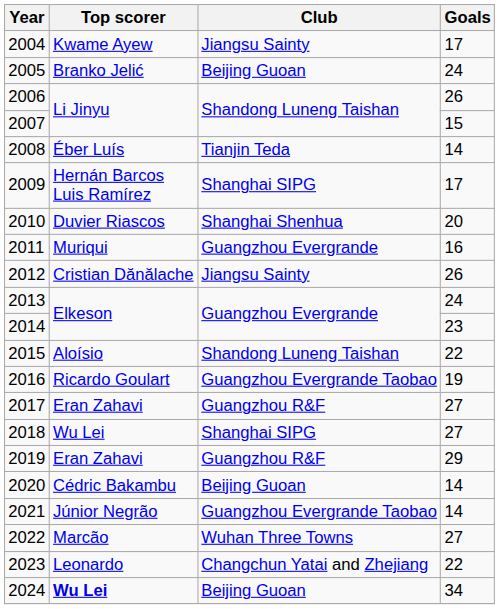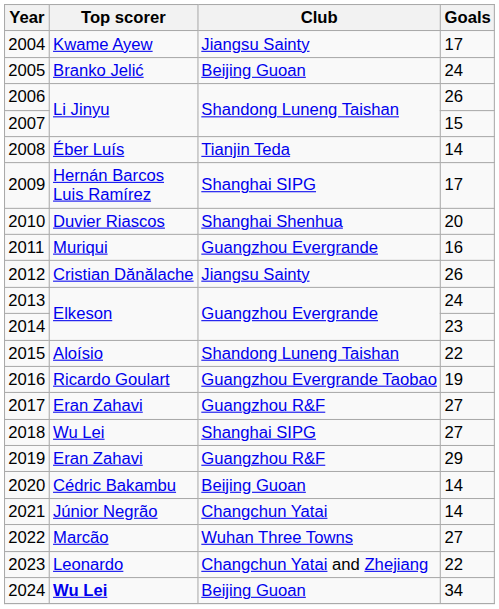(319, 511) Guangzhou Evergrande Taobao -> (264, 511) Changchun Yatai
